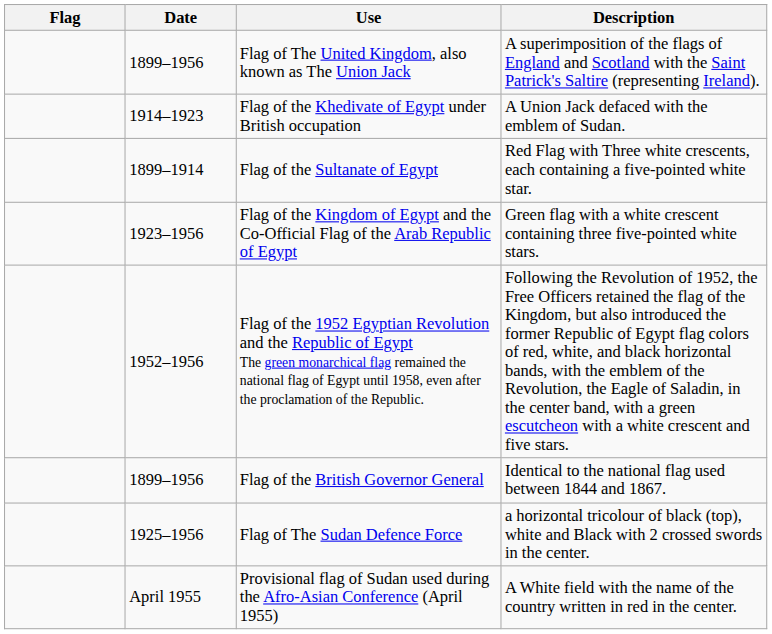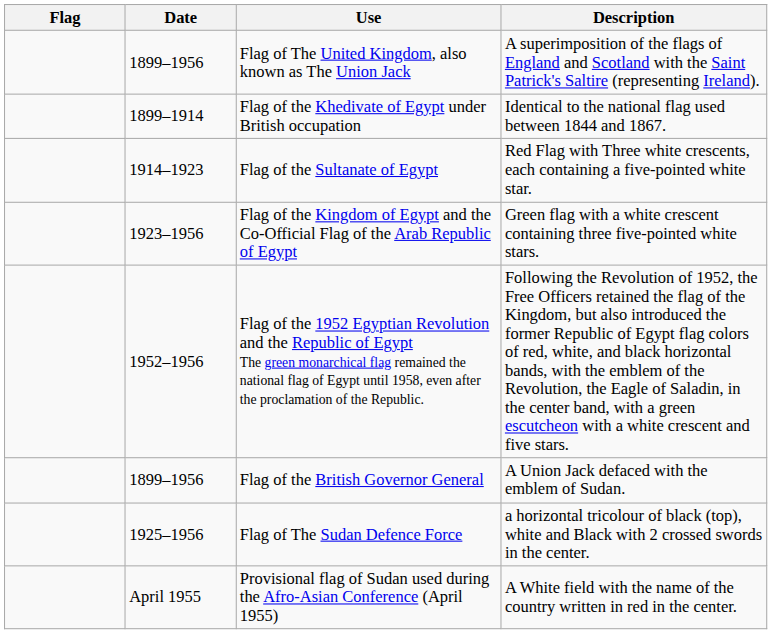(166, 116) 1914–1923 -> (166, 116) 1899–1914
(606, 116) A Union Jack defaced with the emblem of Sudan. -> (615, 116) Identical to the national flag used between 1844 and 1867.
(166, 170) 1899–1914 -> (166, 170) 1914–1923
(615, 480) Identical to the national flag used between 1844 and 1867. -> (606, 480) A Union Jack defaced with the emblem of Sudan.
